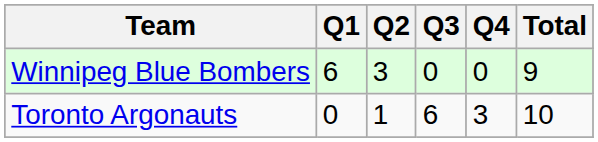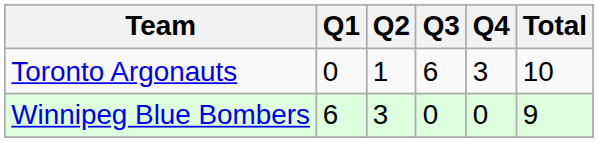rows swapped: (161, 70) <-> (124, 114)
